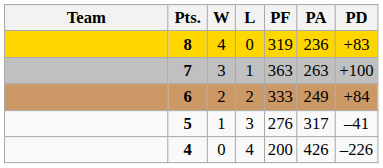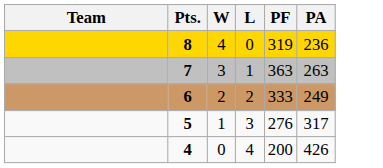- column: (357, 17)
